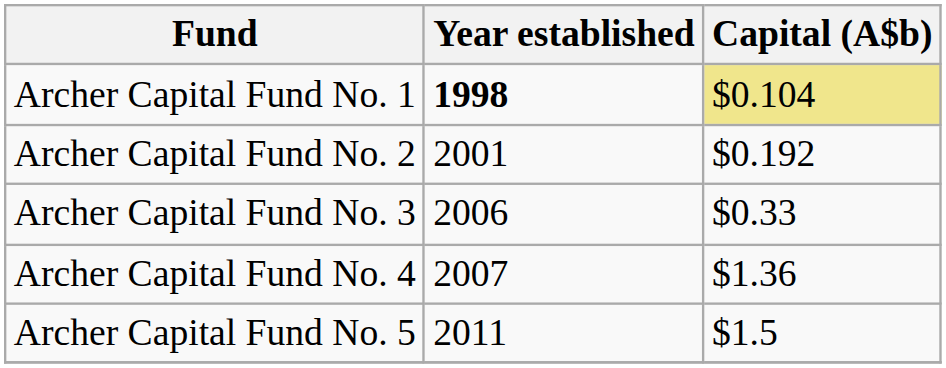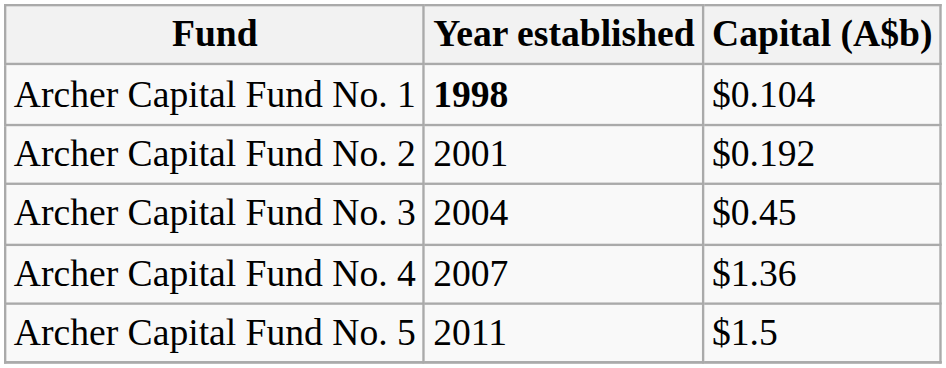(764, 93) khaki background -> (764, 93) no background
(471, 213) 2006 -> (471, 213) 2004
(754, 213) $0.33 -> (754, 213) $0.45
